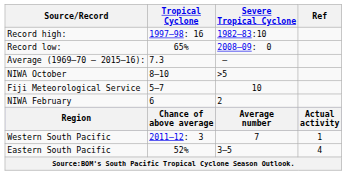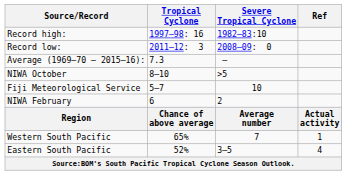(181, 47) 65% -> (176, 47) 2011–12: 3
(176, 137) 2011–12: 3 -> (181, 137) 65%
